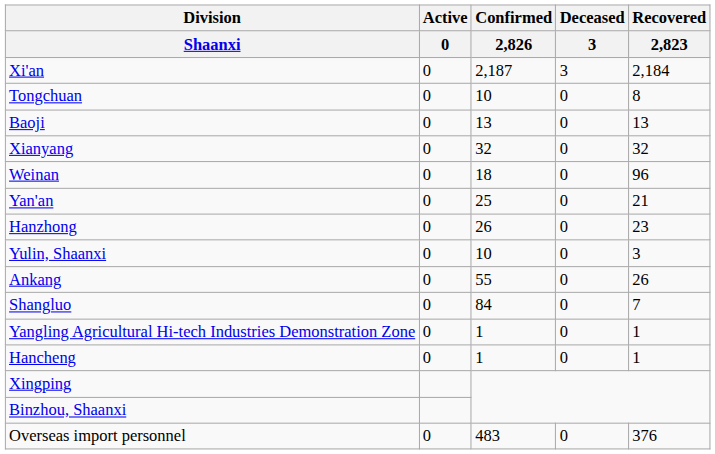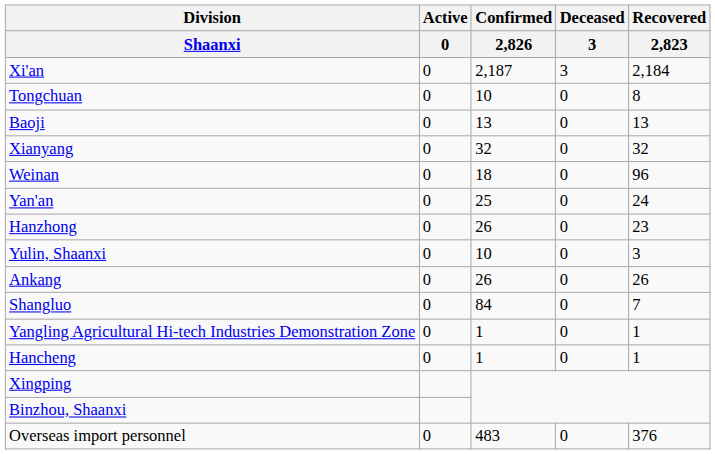(641, 201) 21 -> (641, 201) 24
(483, 279) 55 -> (483, 279) 26
